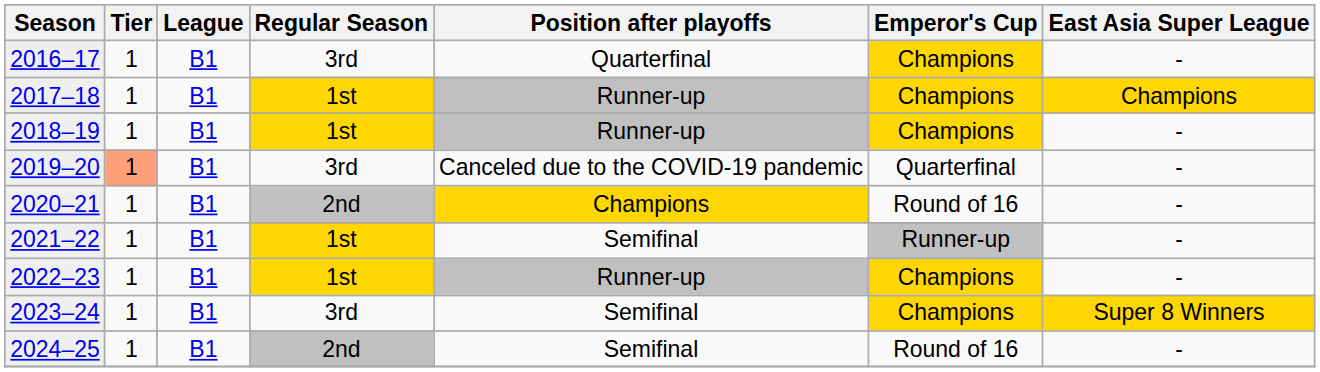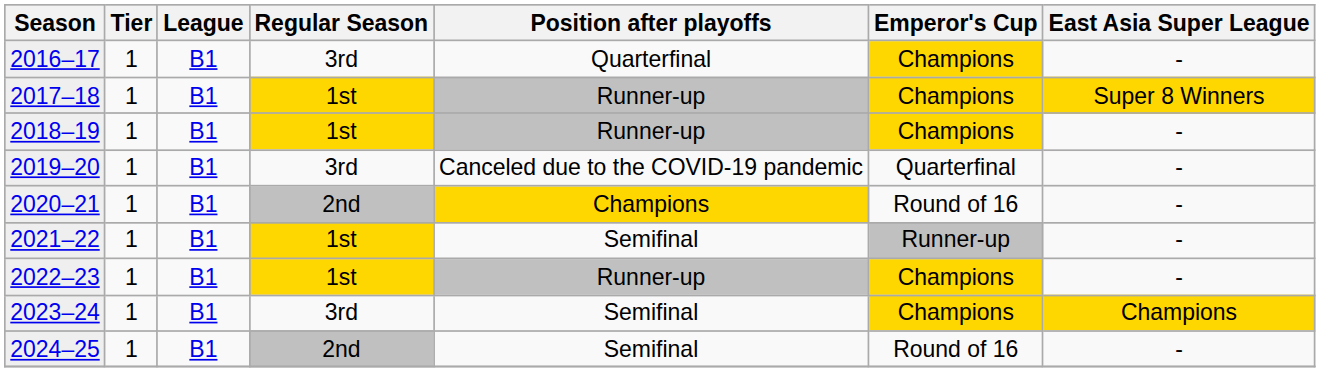(1179, 95) Champions -> (1179, 95) Super 8 Winners
(131, 167) lightsalmon background -> (131, 167) no background
(1179, 312) Super 8 Winners -> (1179, 312) Champions
